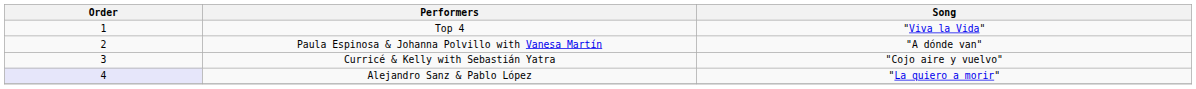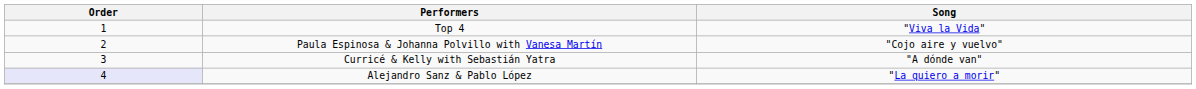(944, 44) "A dónde van" -> (944, 44) "Cojo aire y vuelvo"
(944, 60) "Cojo aire y vuelvo" -> (944, 60) "A dónde van"
